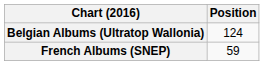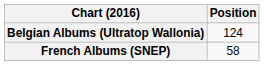(233, 51) 59 -> (233, 51) 58
